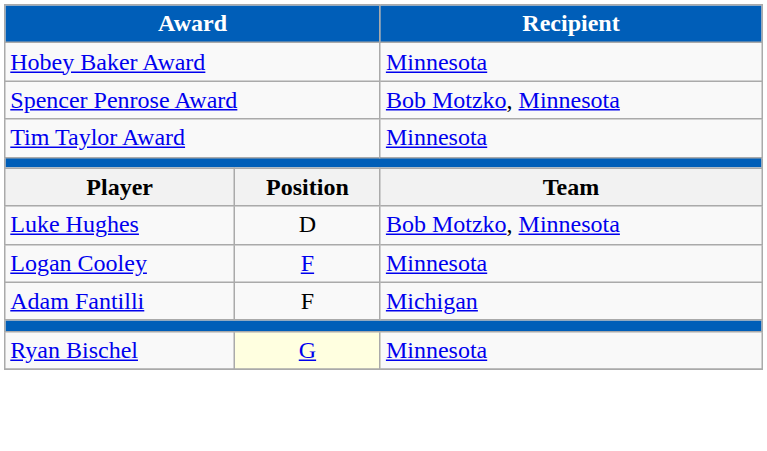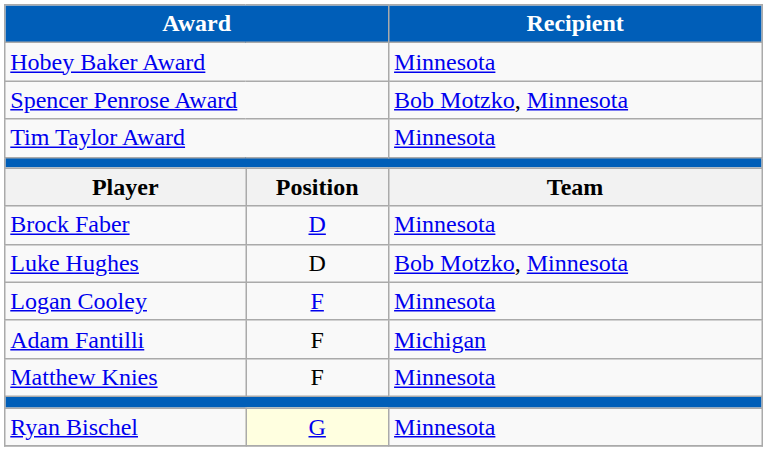+ row: (70, 224)
+ row: (84, 377)
